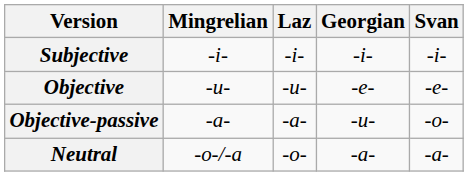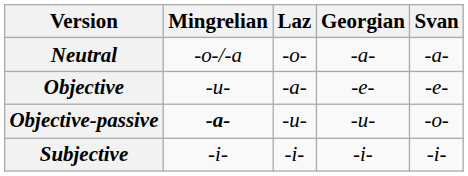rows swapped: (84, 54) <-> (84, 154)
(294, 87) -u- -> (294, 87) -a-
(218, 120) normal -> (218, 120) bold
(294, 120) -a- -> (294, 120) -u-
